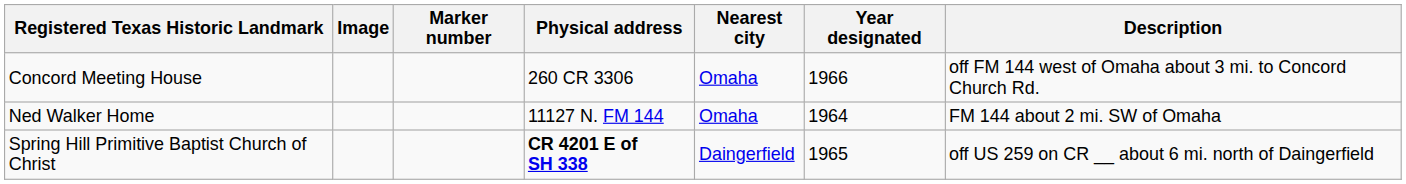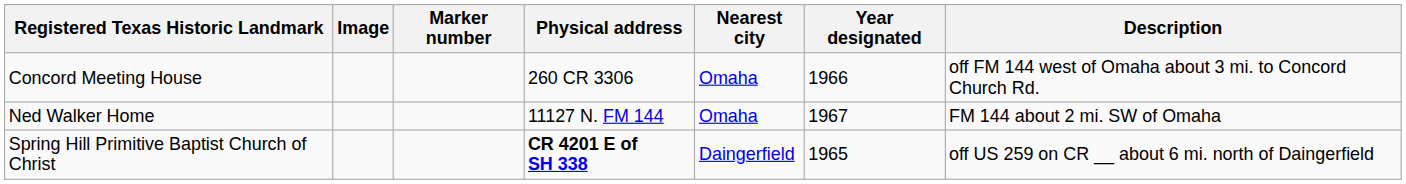(828, 115) 1964 -> (828, 115) 1967
